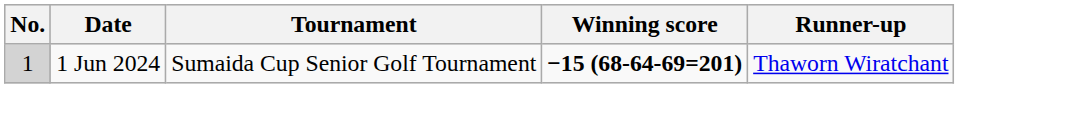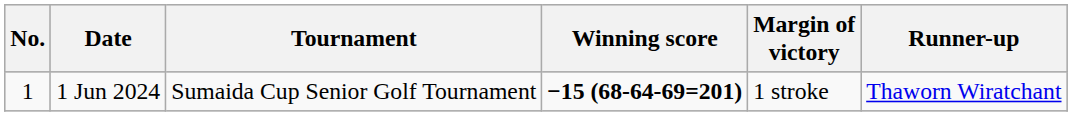+ column: (804, 38)
(28, 63) lightgrey background -> (28, 91) no background
